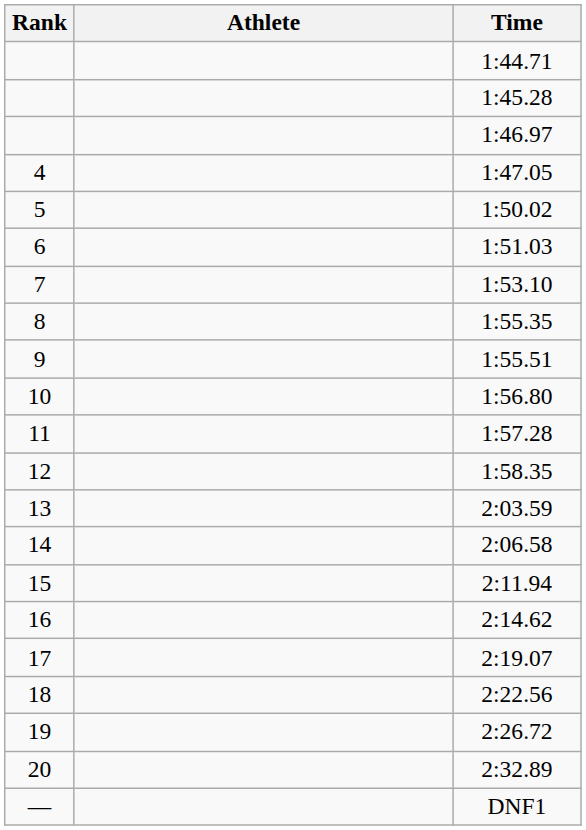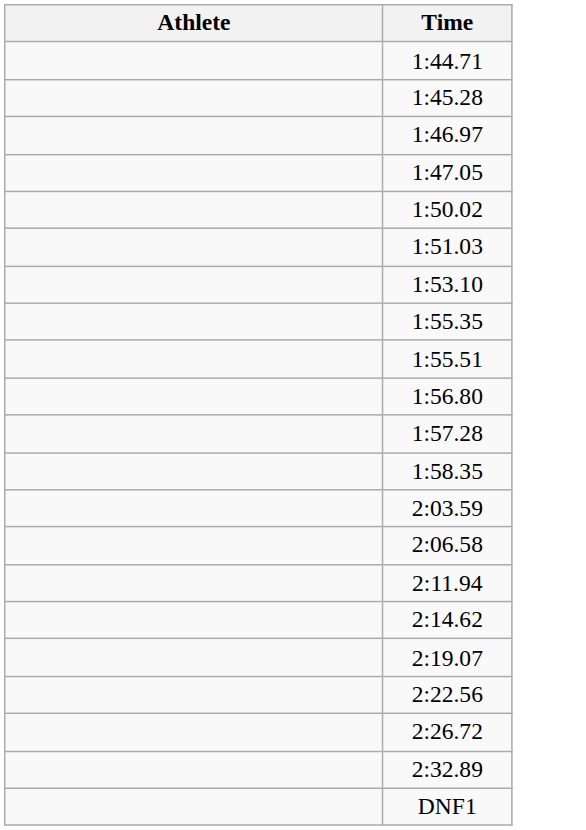- column: (40, 23)
